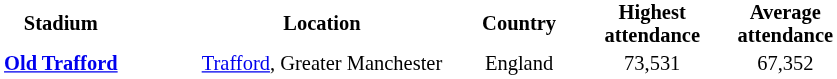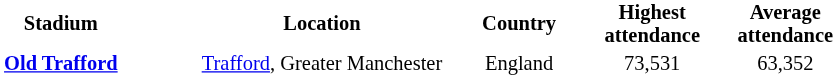(785, 63) 67,352 -> (785, 63) 63,352
